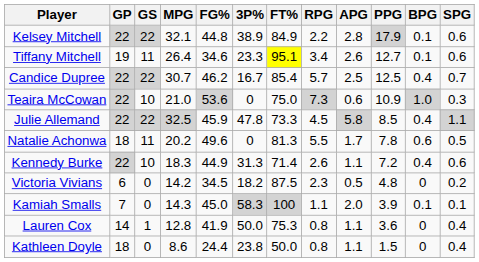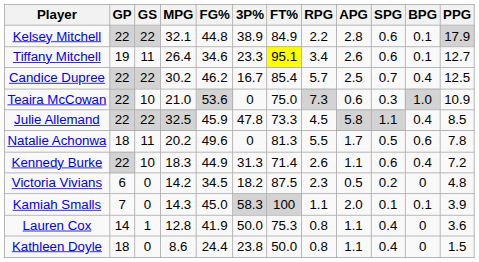columns swapped: (457, 15) <-> (388, 15)
(178, 78) 30.7 -> (178, 78) 30.2
